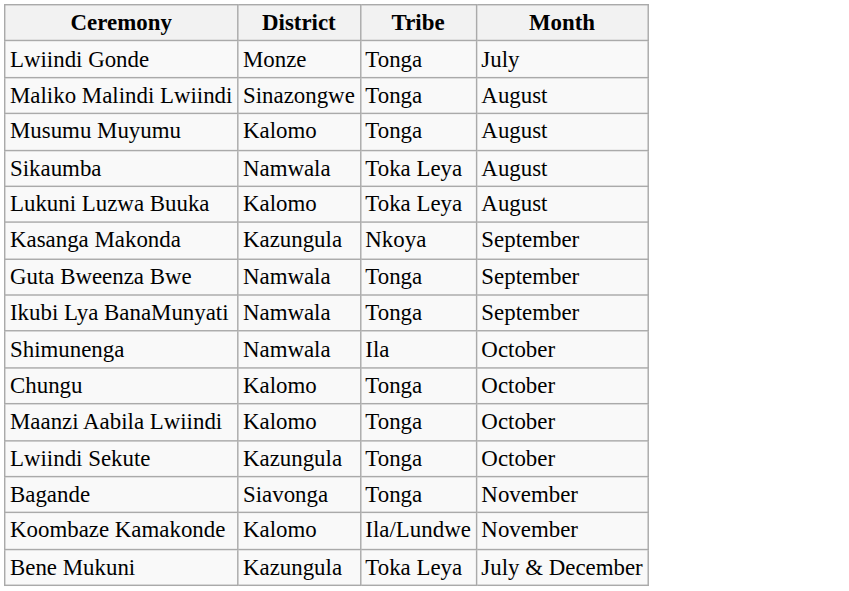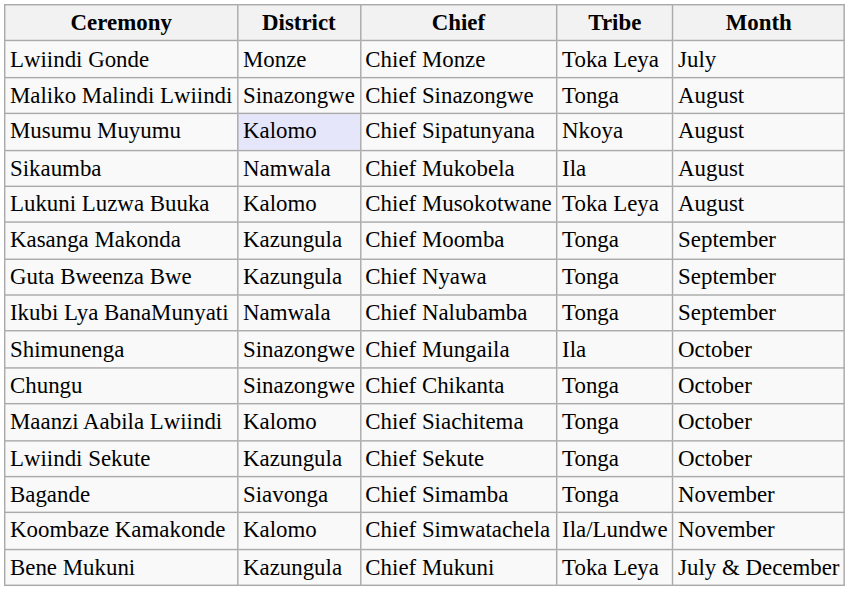+ column: (458, 22)
(394, 58) Tonga -> (611, 58) Toka Leya
(280, 131) no background -> (280, 131) lavender background
(394, 131) Tonga -> (593, 131) Nkoya
(414, 167) Toka Leya -> (574, 167) Ila
(396, 240) Nkoya -> (591, 240) Tonga
(287, 276) Namwala -> (293, 276) Kazungula
(287, 349) Namwala -> (299, 349) Sinazongwe
(280, 385) Kalomo -> (299, 385) Sinazongwe
